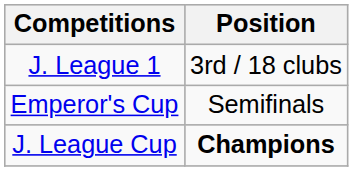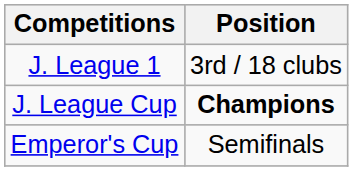rows swapped: (95, 104) <-> (95, 144)
